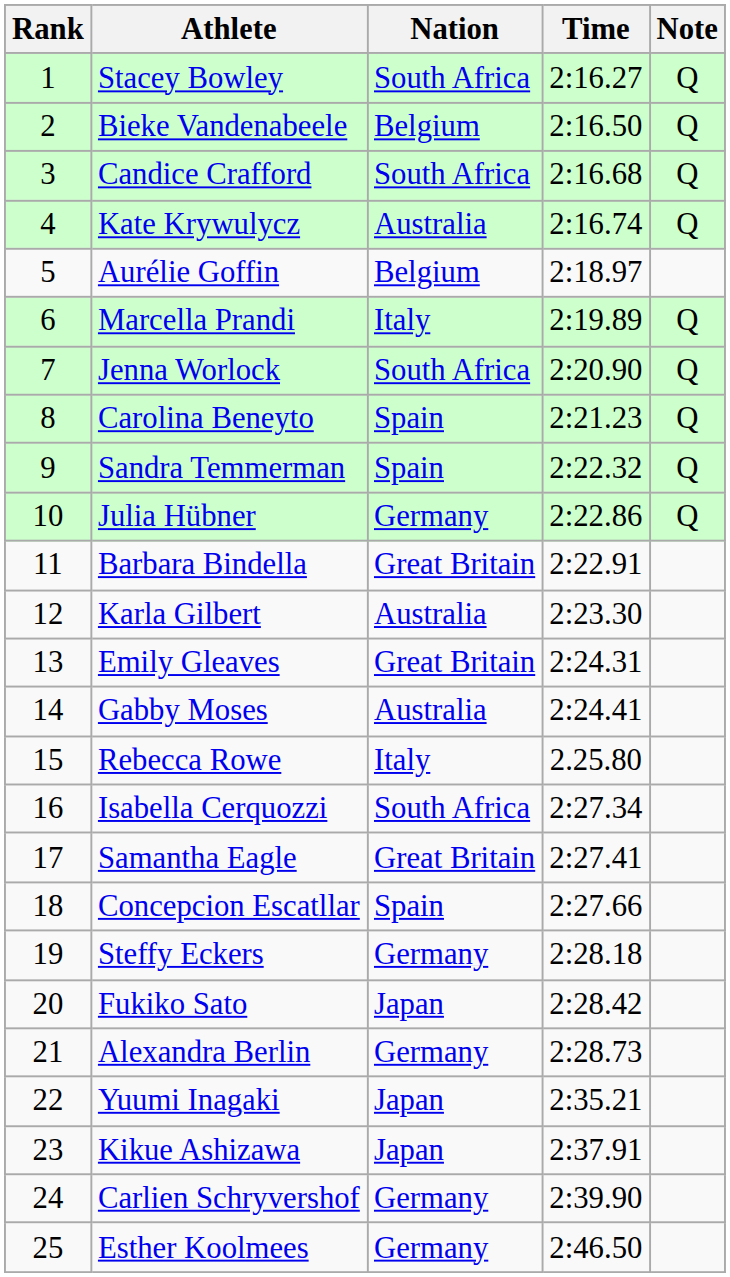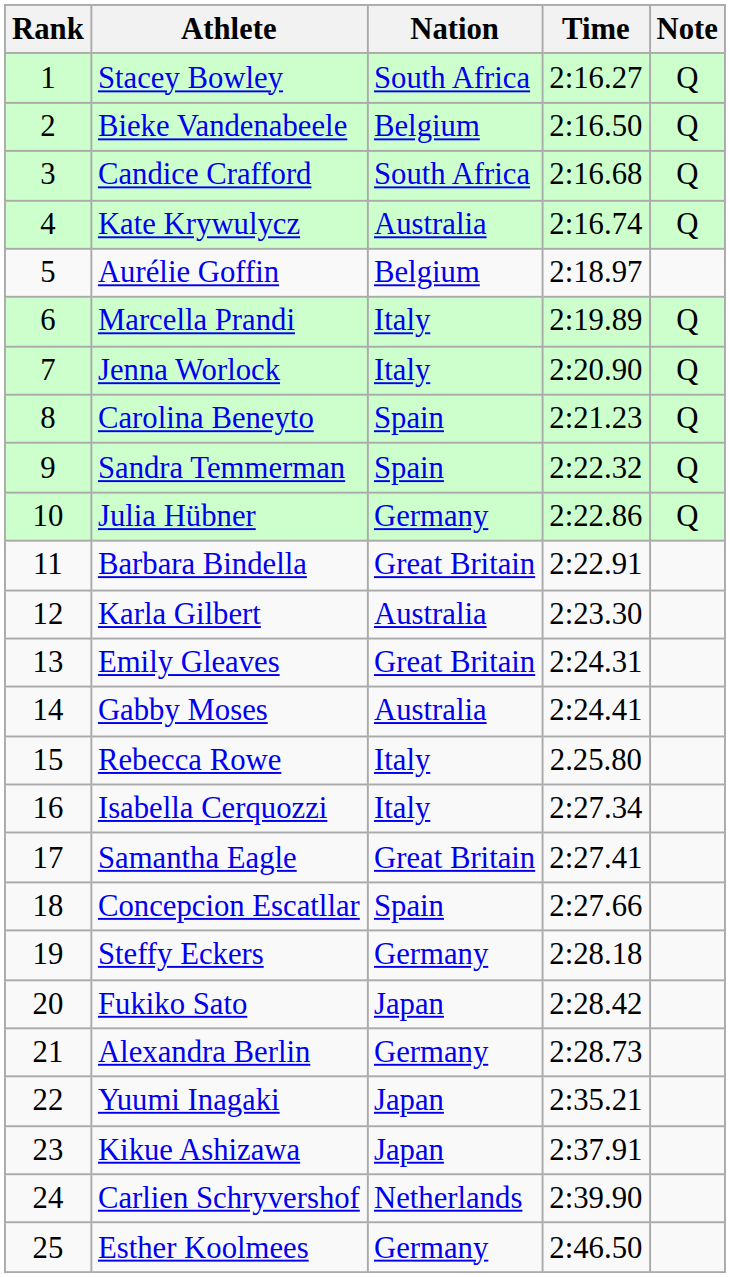(452, 369) South Africa -> (402, 369) Italy
(452, 808) South Africa -> (402, 808) Italy
(431, 1198) Germany -> (448, 1198) Netherlands
